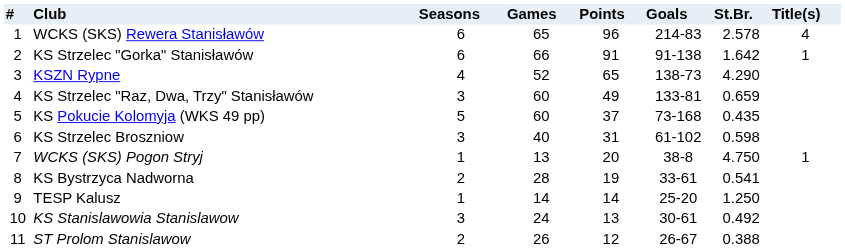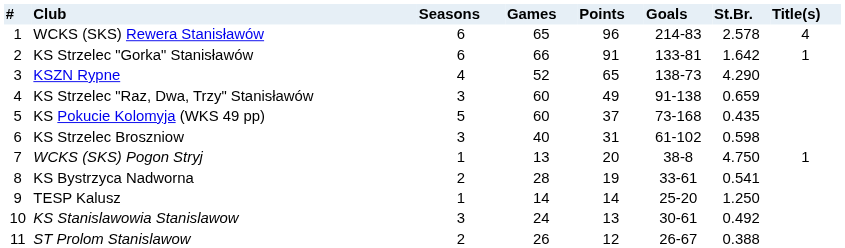(678, 55) 91-138 -> (678, 55) 133-81
(678, 96) 133-81 -> (678, 96) 91-138
